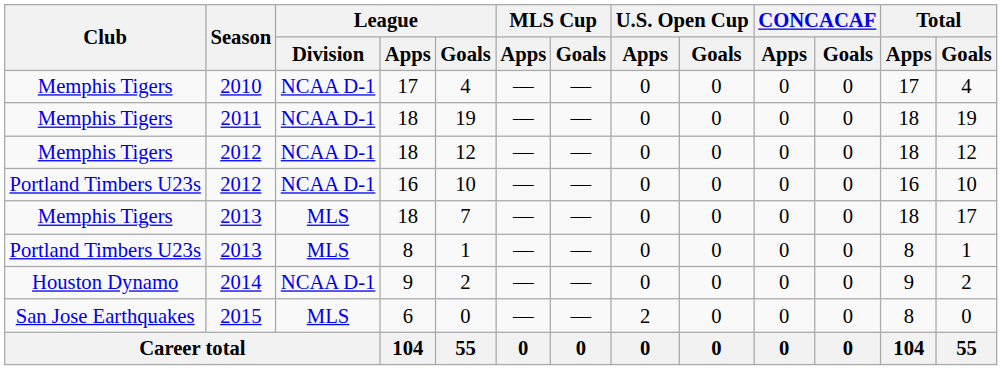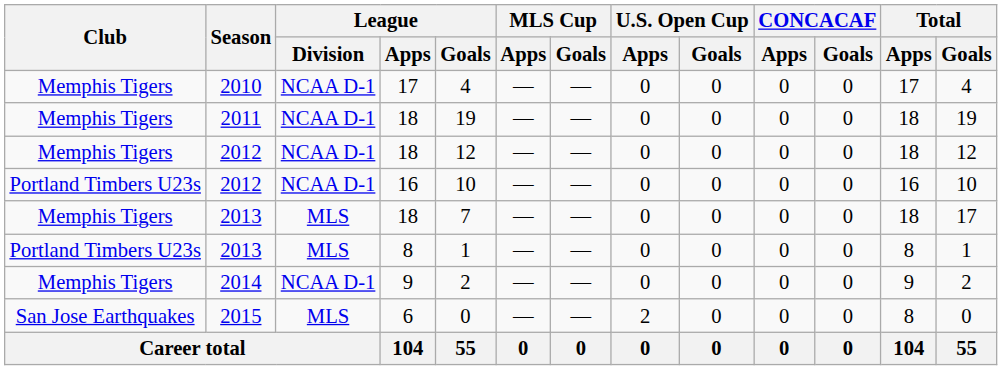(105, 282) Houston Dynamo -> (105, 282) Memphis Tigers
